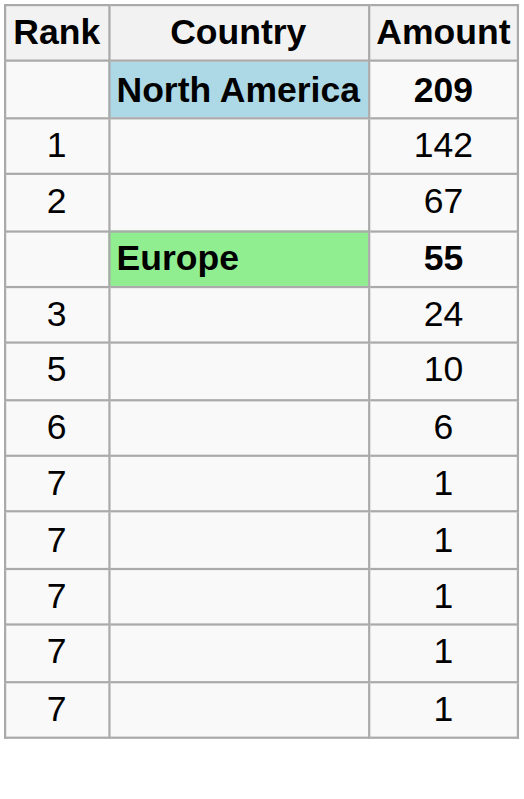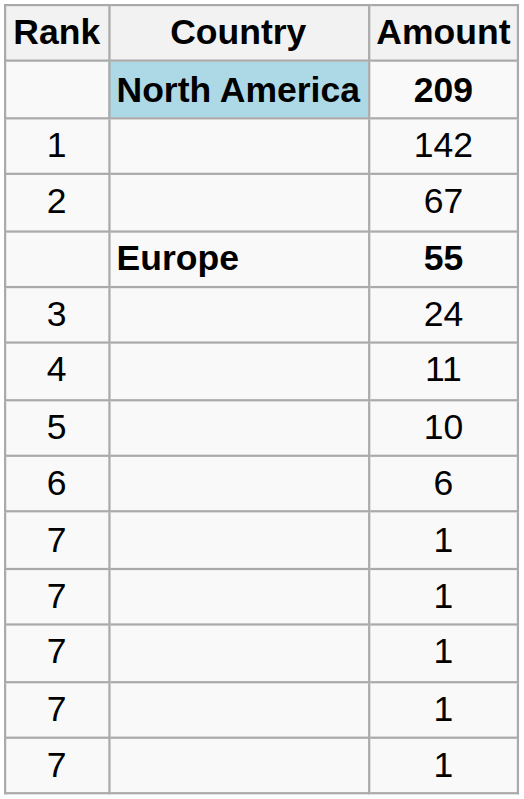(178, 257) lightgreen background -> (178, 257) no background
+ row: (57, 370)
